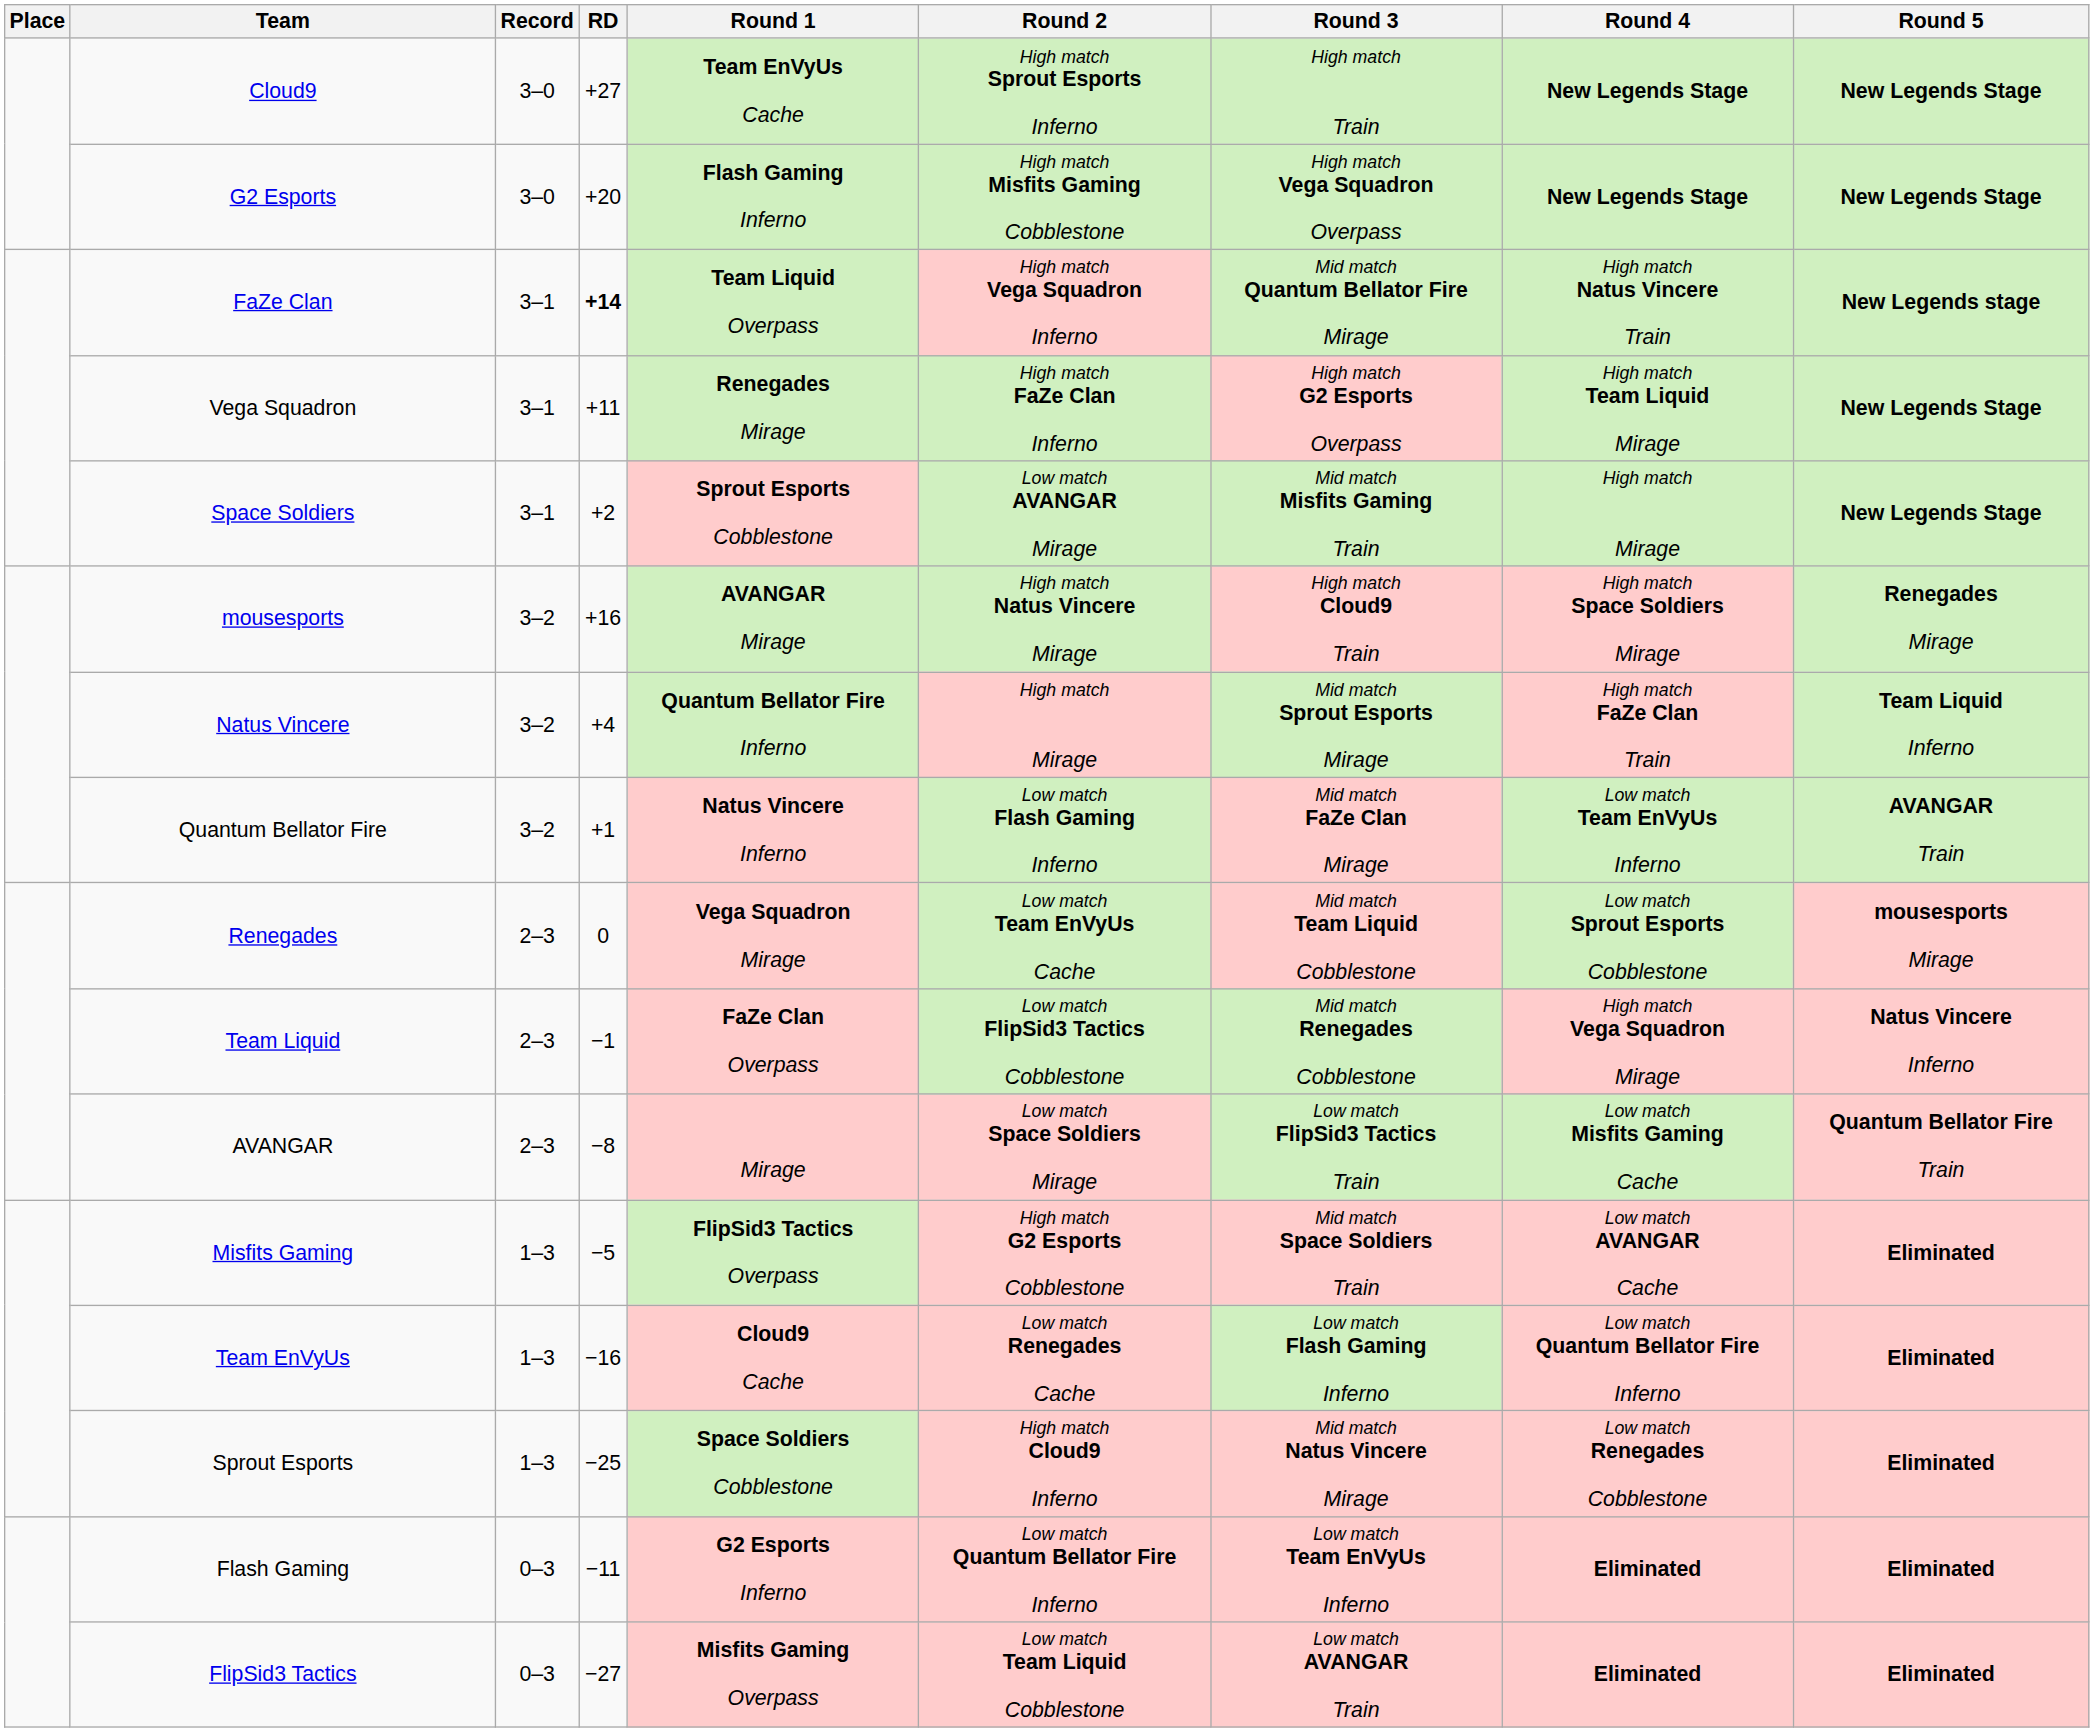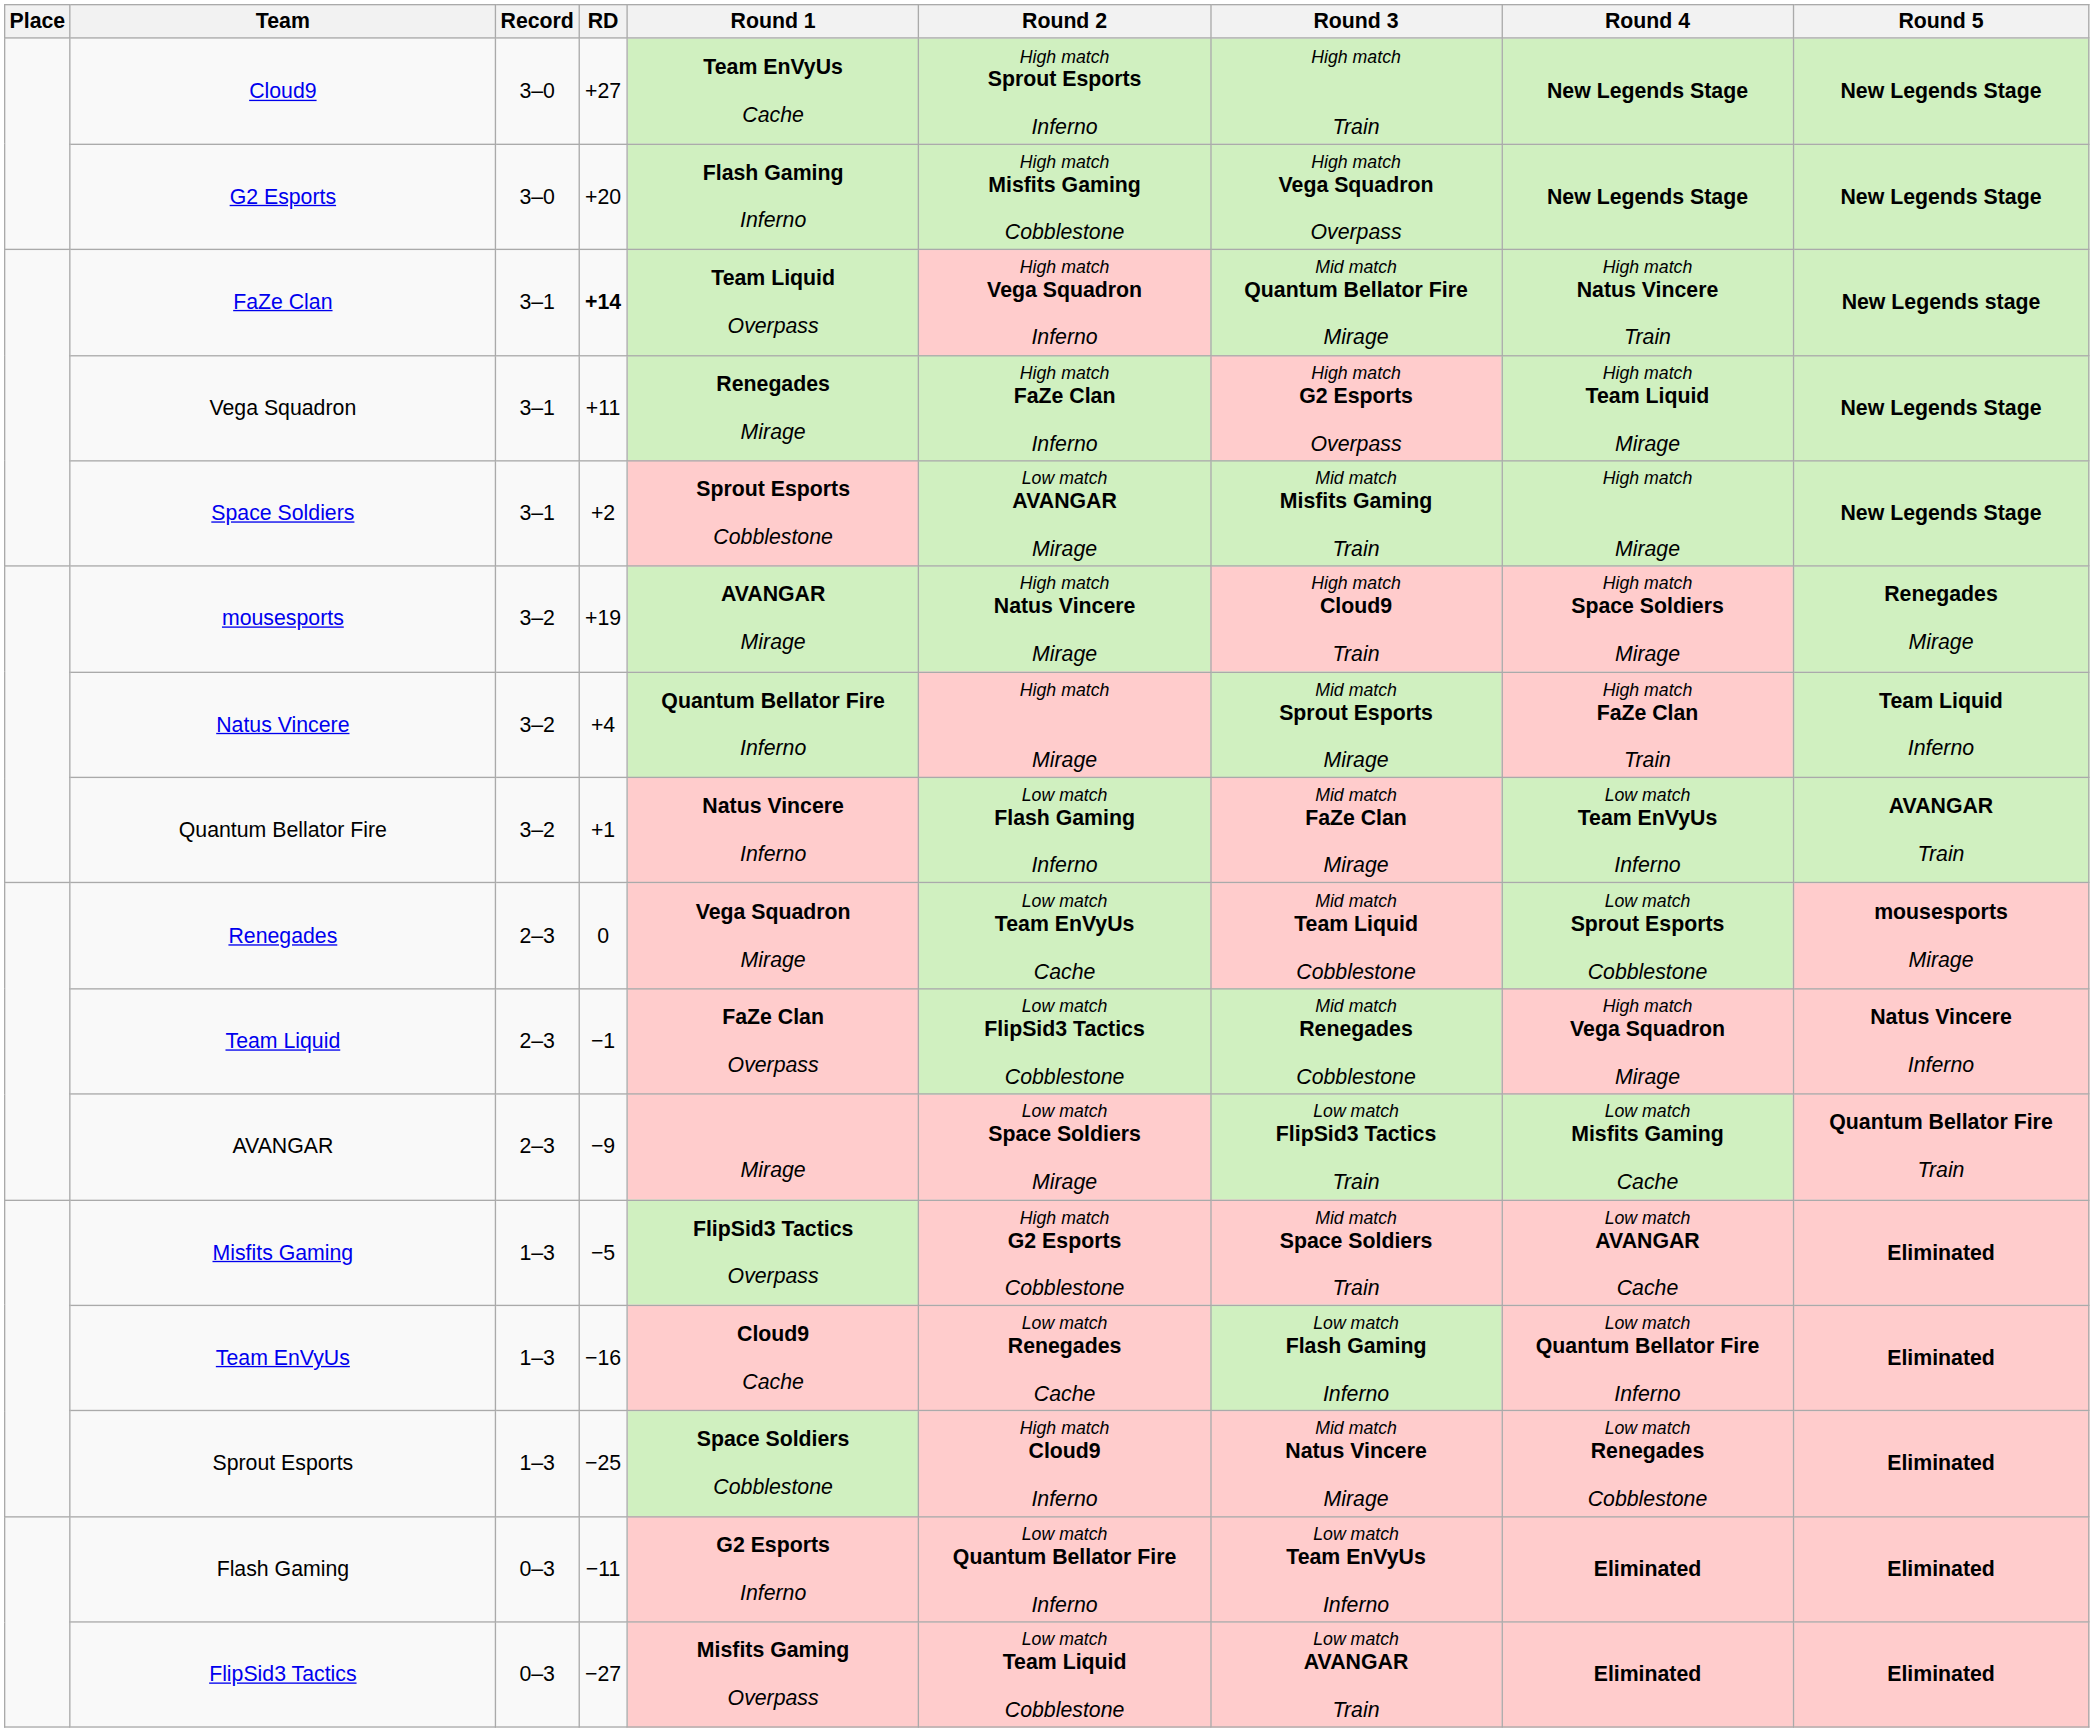(603, 618) +16 -> (603, 618) +19
(603, 1146) −8 -> (603, 1146) −9
